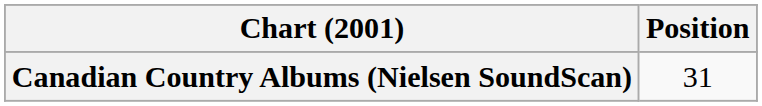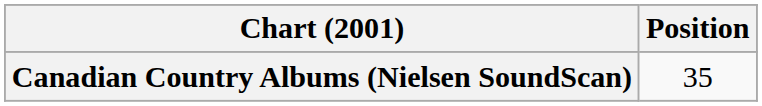(698, 76) 31 -> (698, 76) 35
